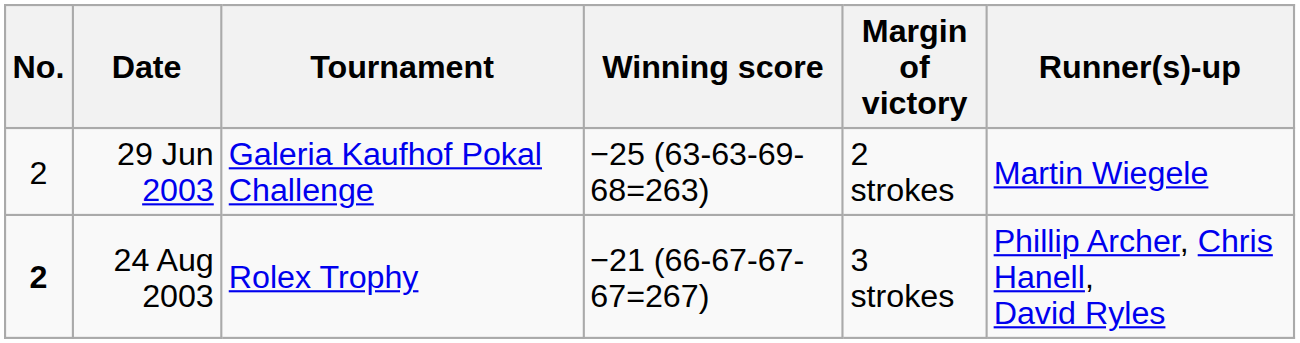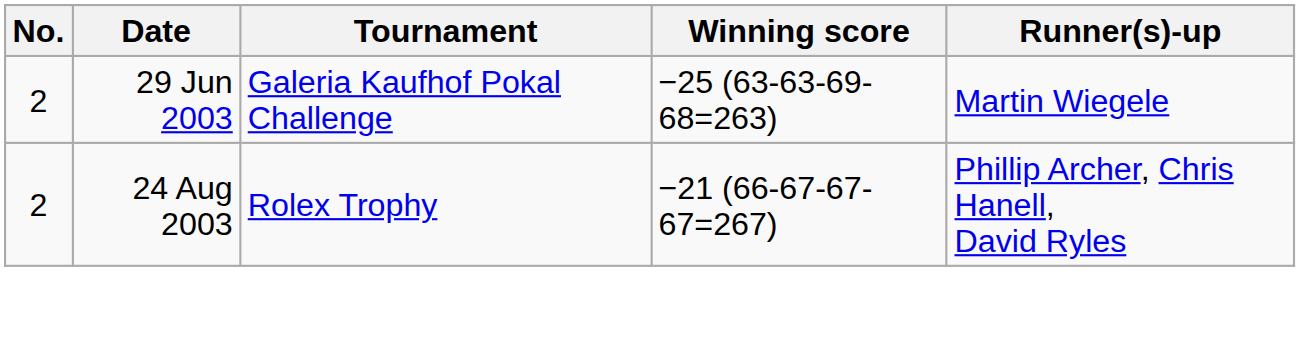- column: (915, 67)
(38, 277) bold -> (38, 205) normal
